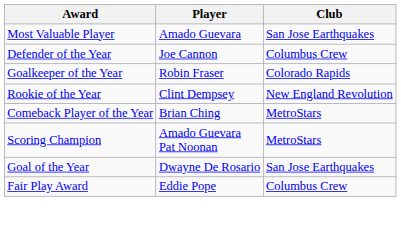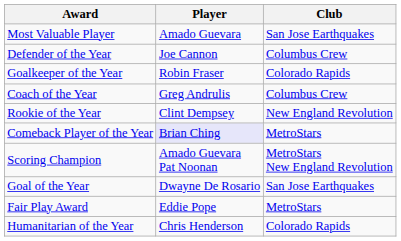+ row: (52, 93)
(190, 113) no background -> (190, 133) lavender background
(294, 140) MetroStars -> (329, 159) MetroStars New England Revolution
(307, 186) Columbus Crew -> (294, 206) MetroStars
+ row: (70, 226)
